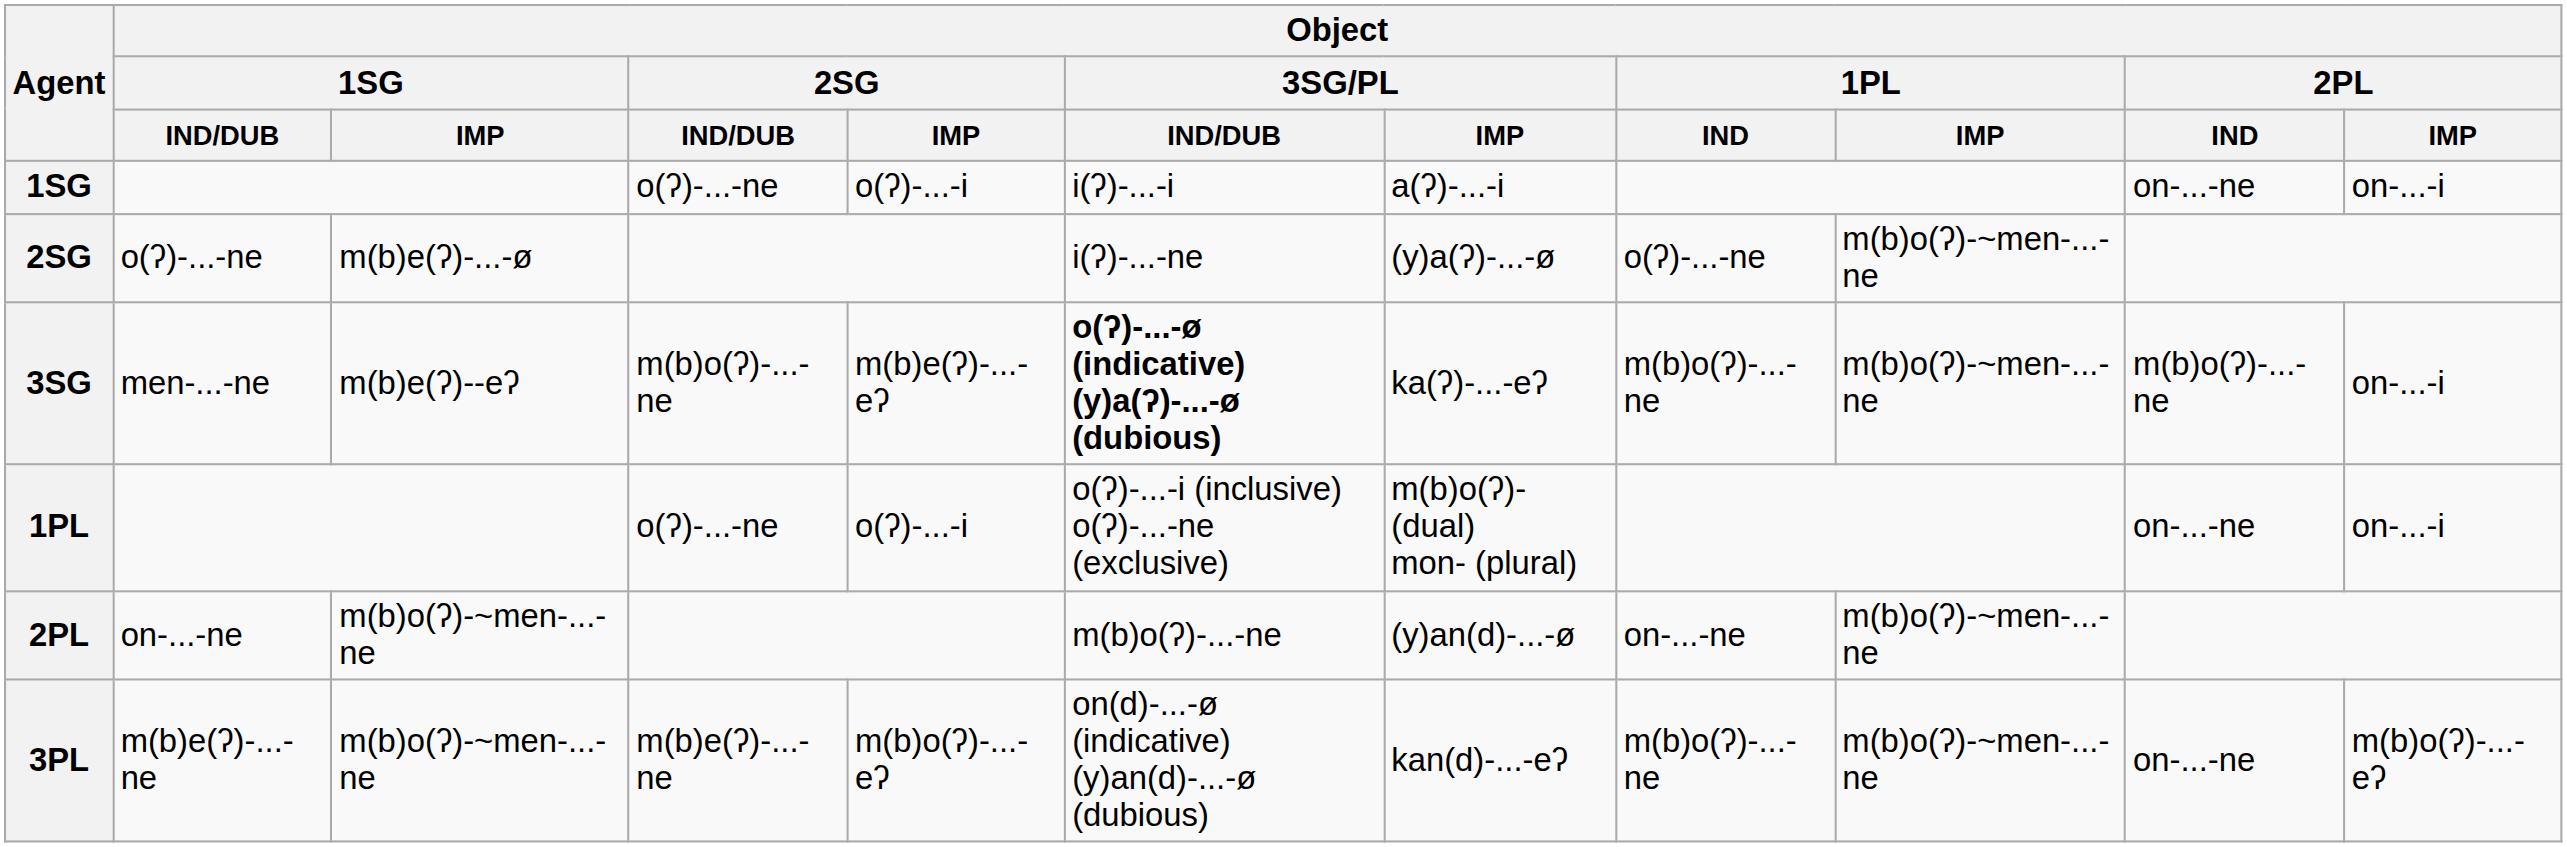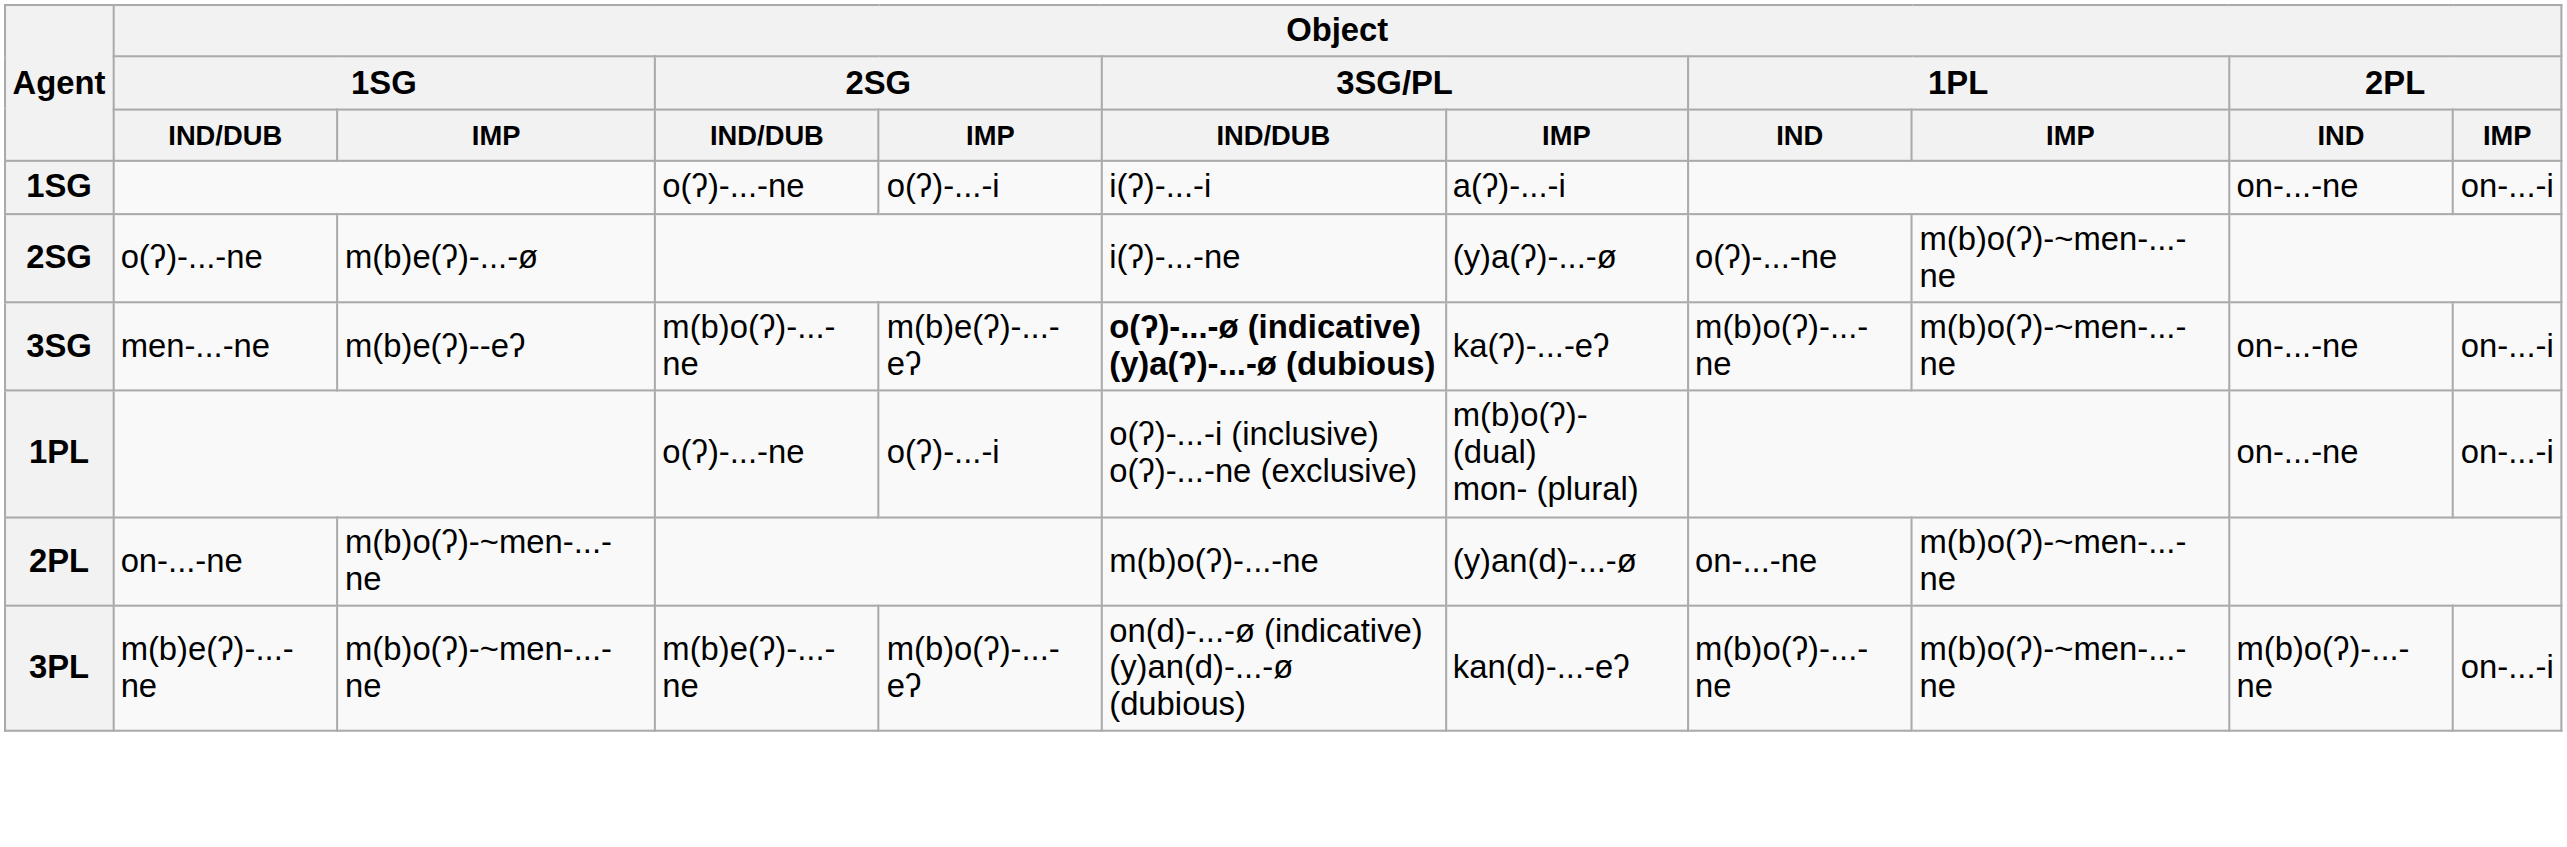(2220, 382) m(b)o(ʔ)-...-ne -> (2298, 345) on-...-ne
(2194, 760) on-...-ne -> (2323, 668) m(b)o(ʔ)-...-ne
(2438, 760) m(b)o(ʔ)-...-eʔ -> (2507, 668) on-...-i
